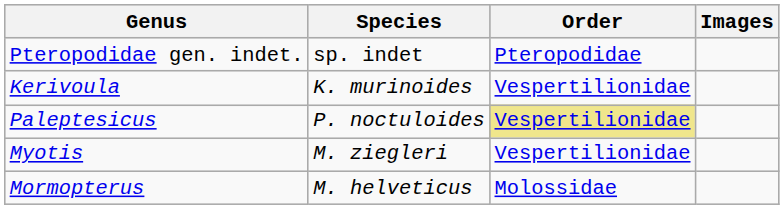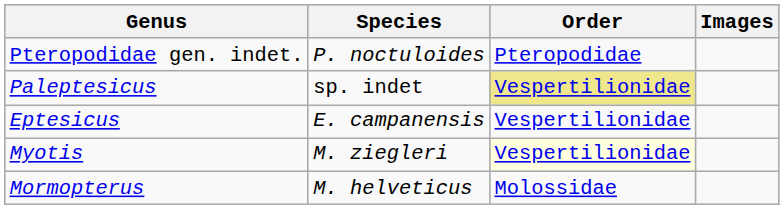(368, 55) sp. indet -> (399, 55) P. noctuloides
- row: (65, 88)
(399, 121) P. noctuloides -> (368, 88) sp. indet
+ row: (65, 121)
(593, 154) no background -> (593, 154) lightyellow background
